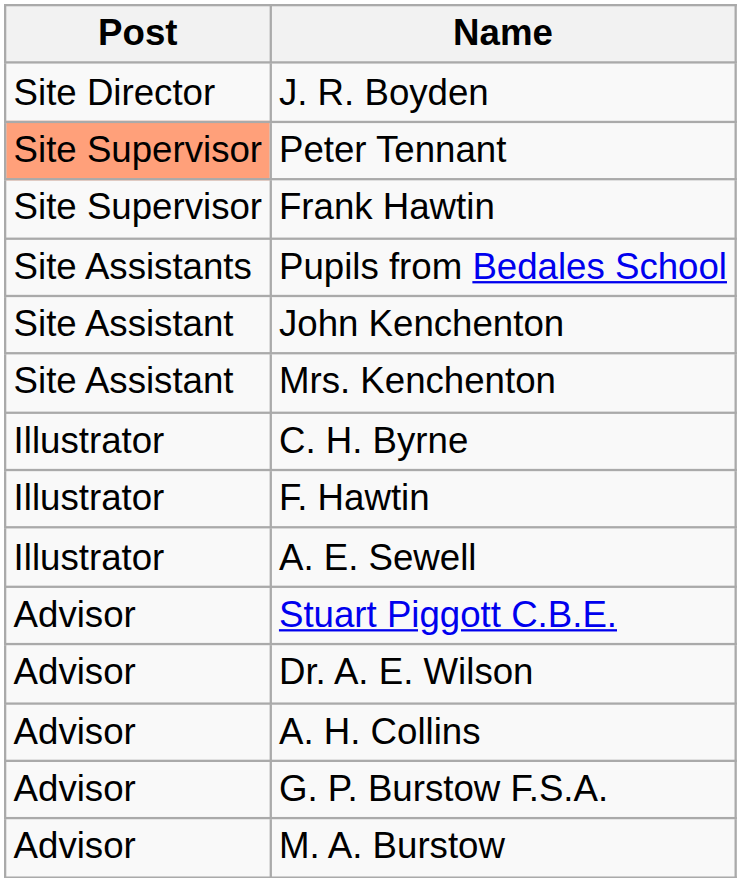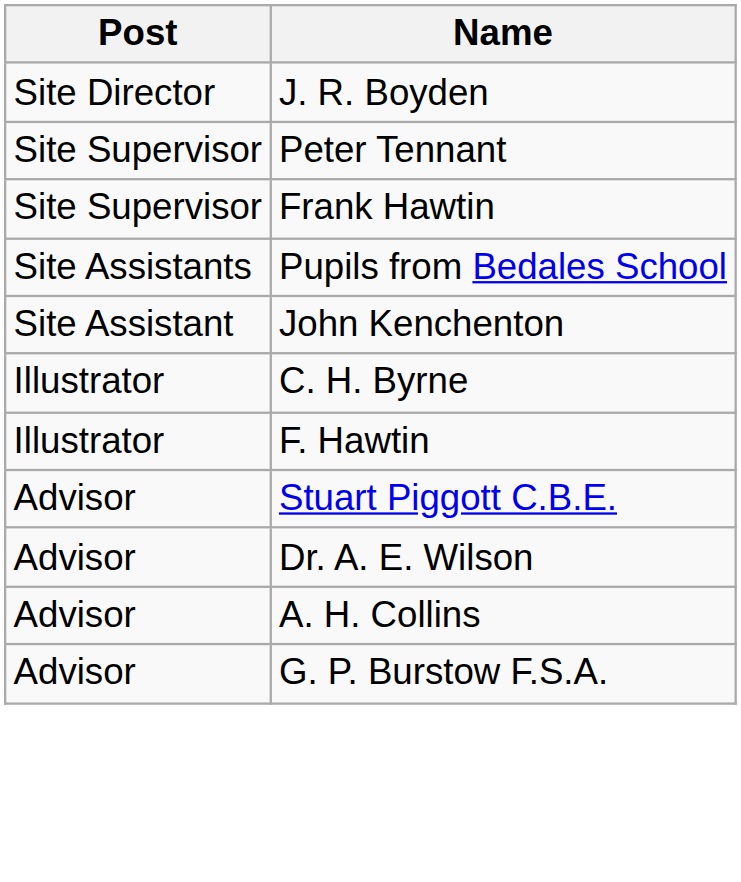(138, 149) lightsalmon background -> (138, 149) no background
- row: (417, 382)
- row: (378, 556)
- row: (392, 847)
